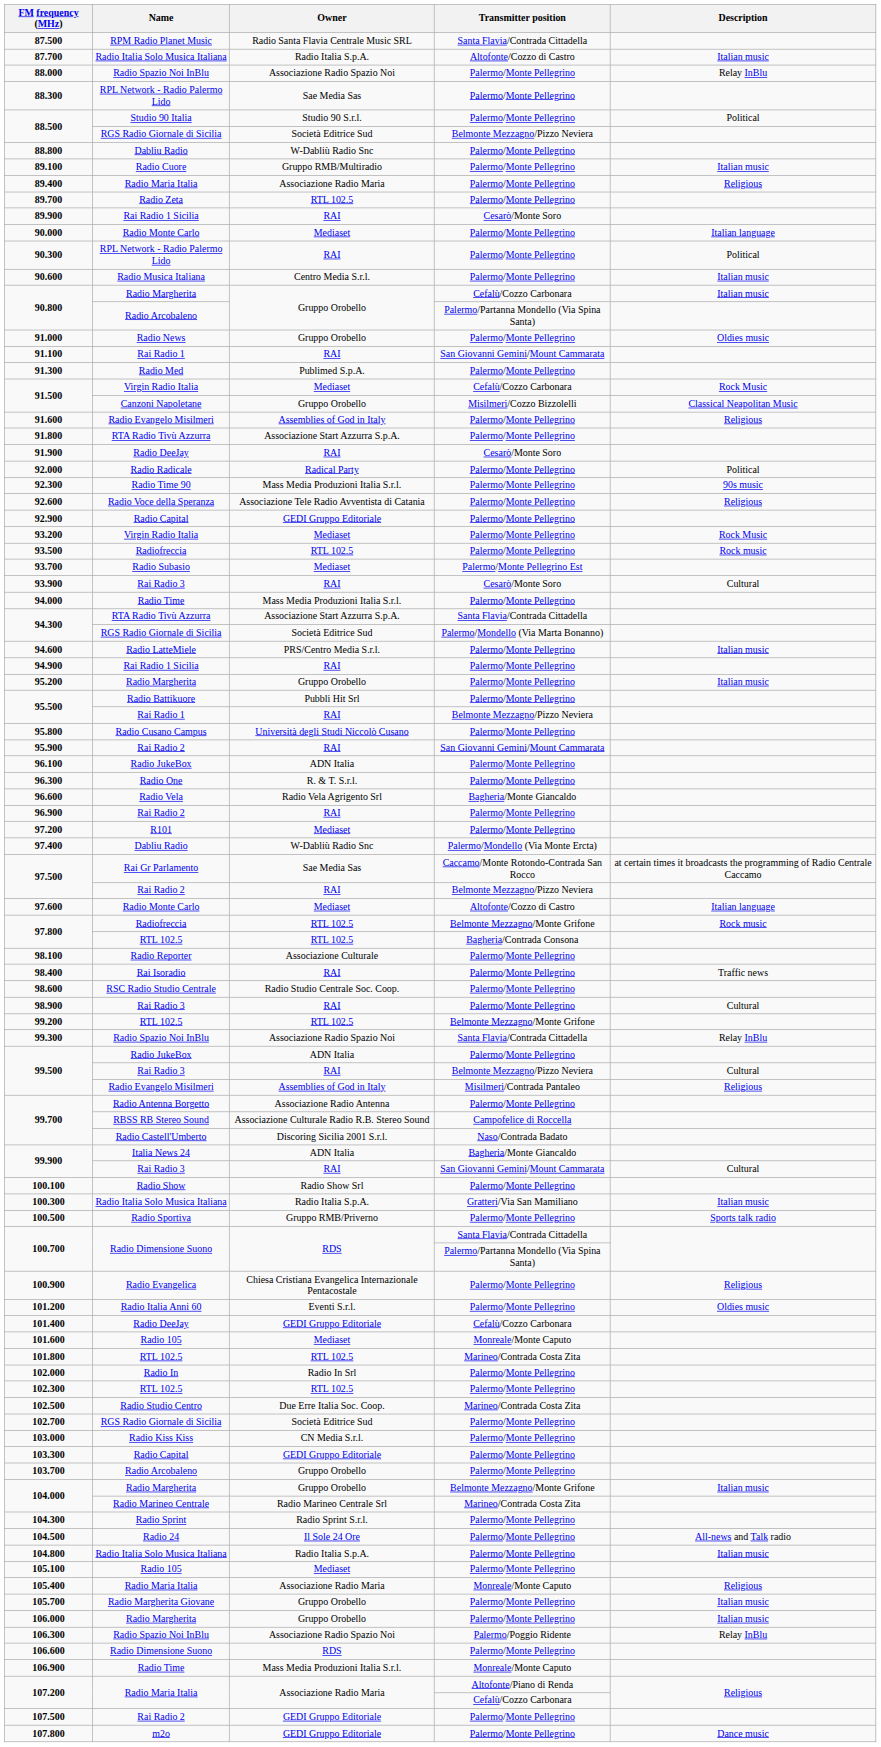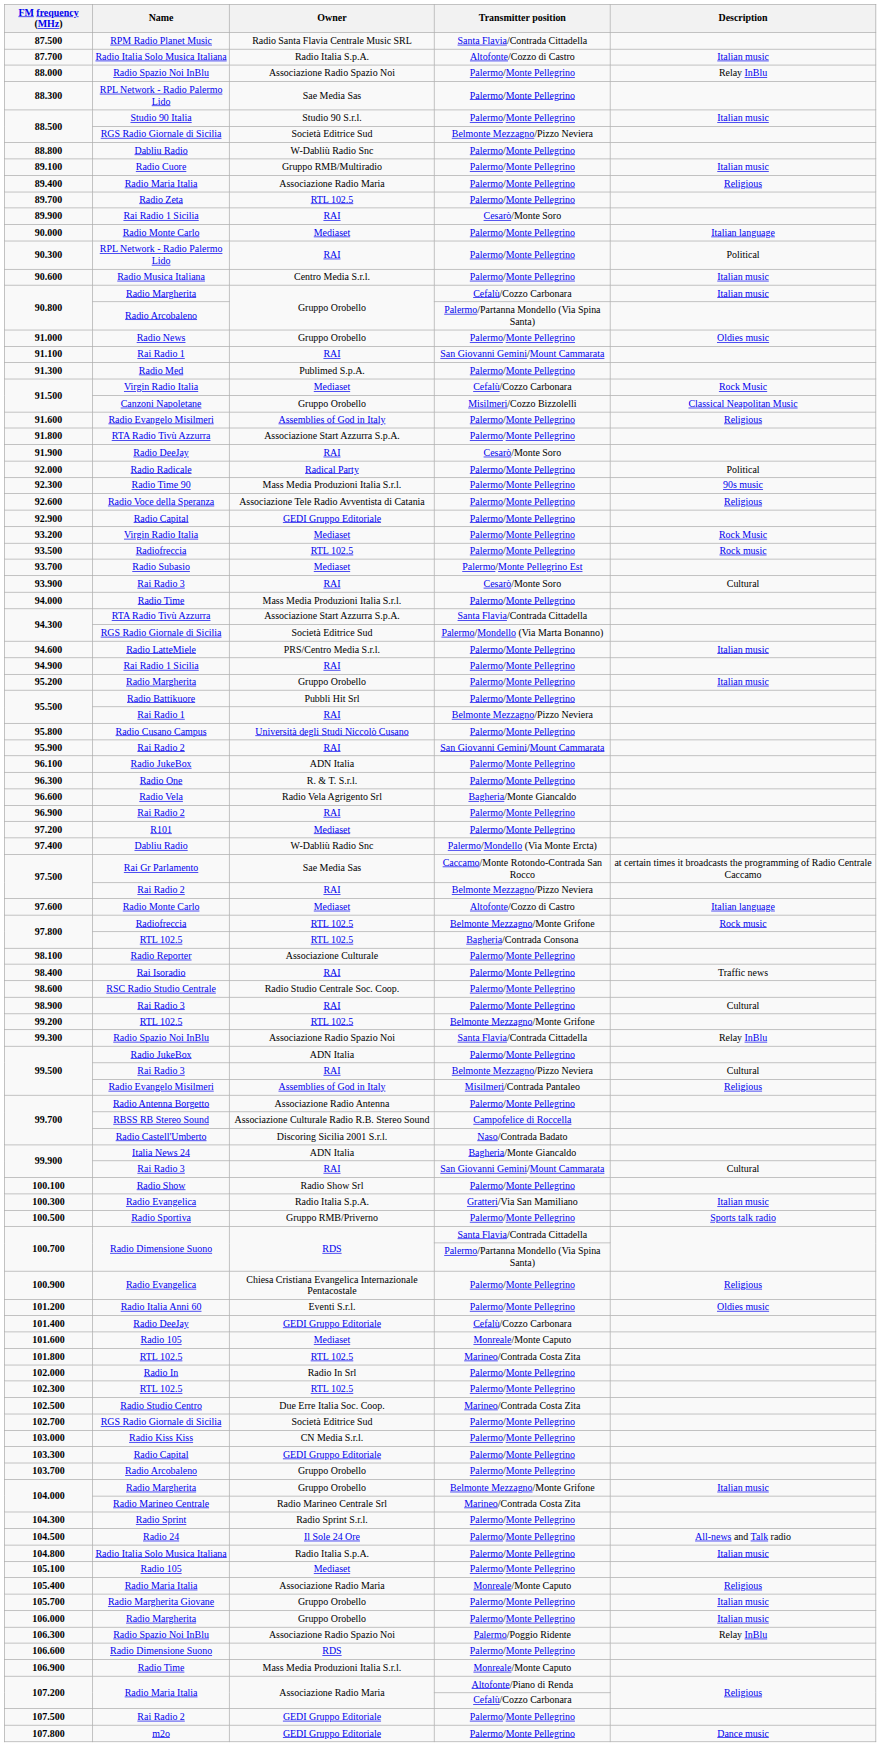(743, 118) Political -> (743, 118) Italian music
(161, 1202) Radio Italia Solo Musica Italiana -> (161, 1202) Radio Evangelica
